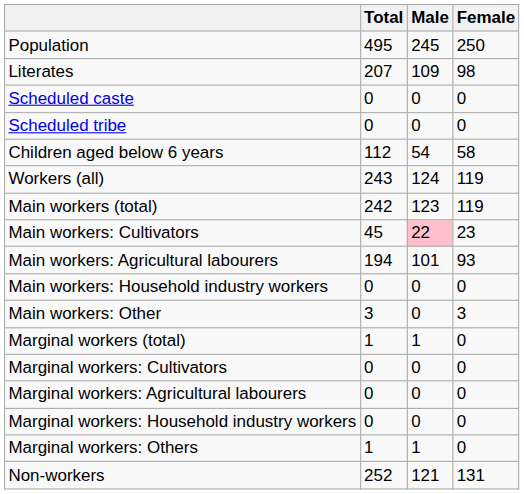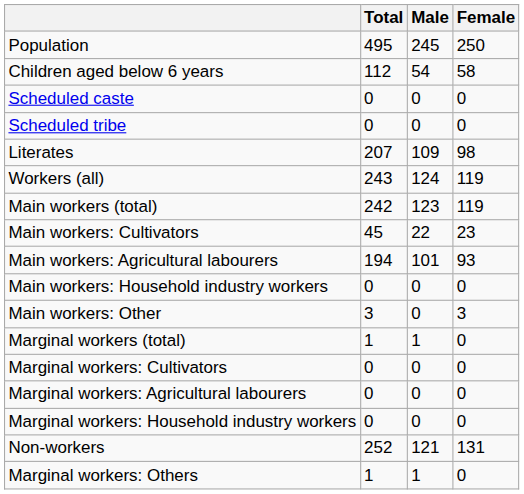rows swapped: (116, 152) <-> (41, 71)
(421, 233) pink background -> (421, 233) no background
rows swapped: (103, 448) <-> (57, 475)
